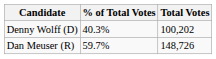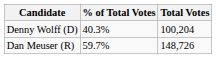(177, 29) 100,202 -> (177, 29) 100,204
